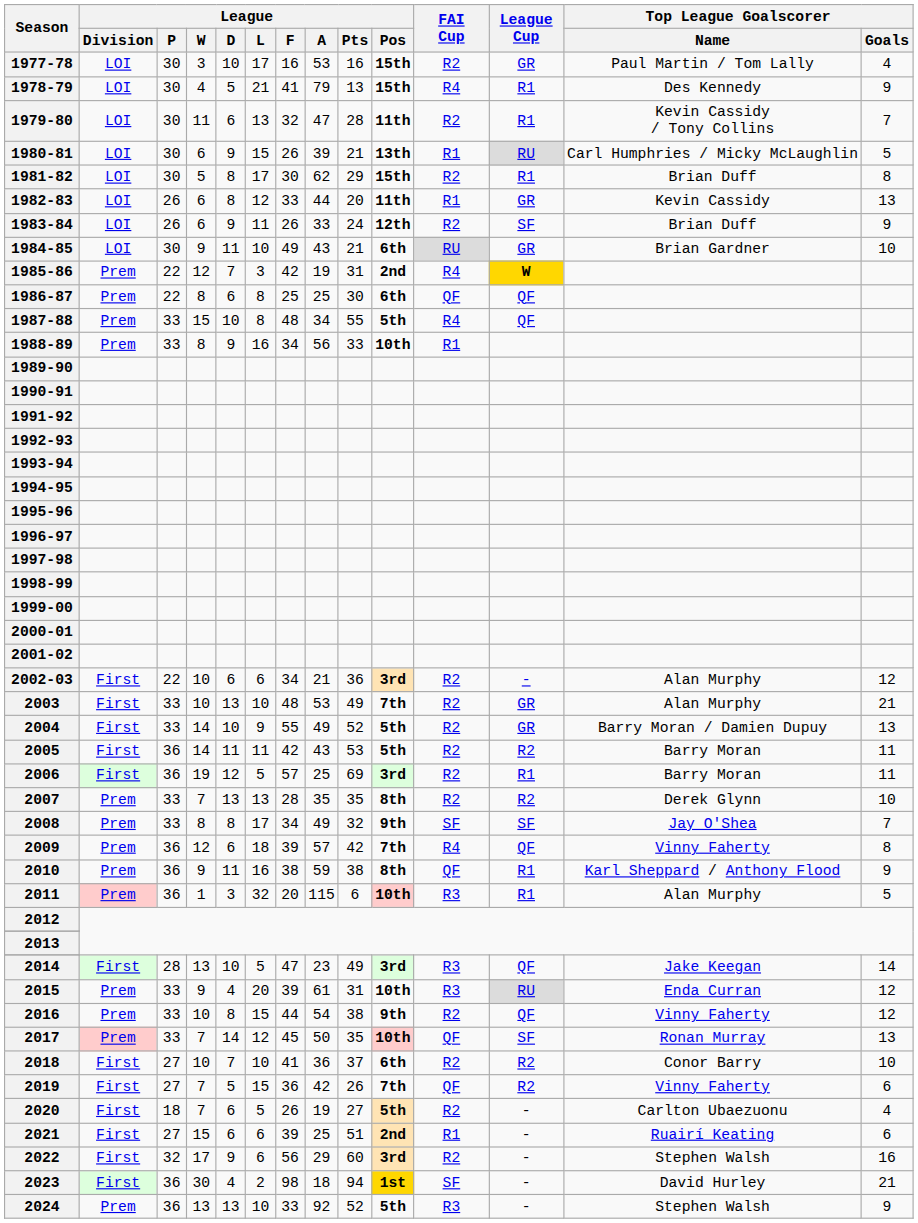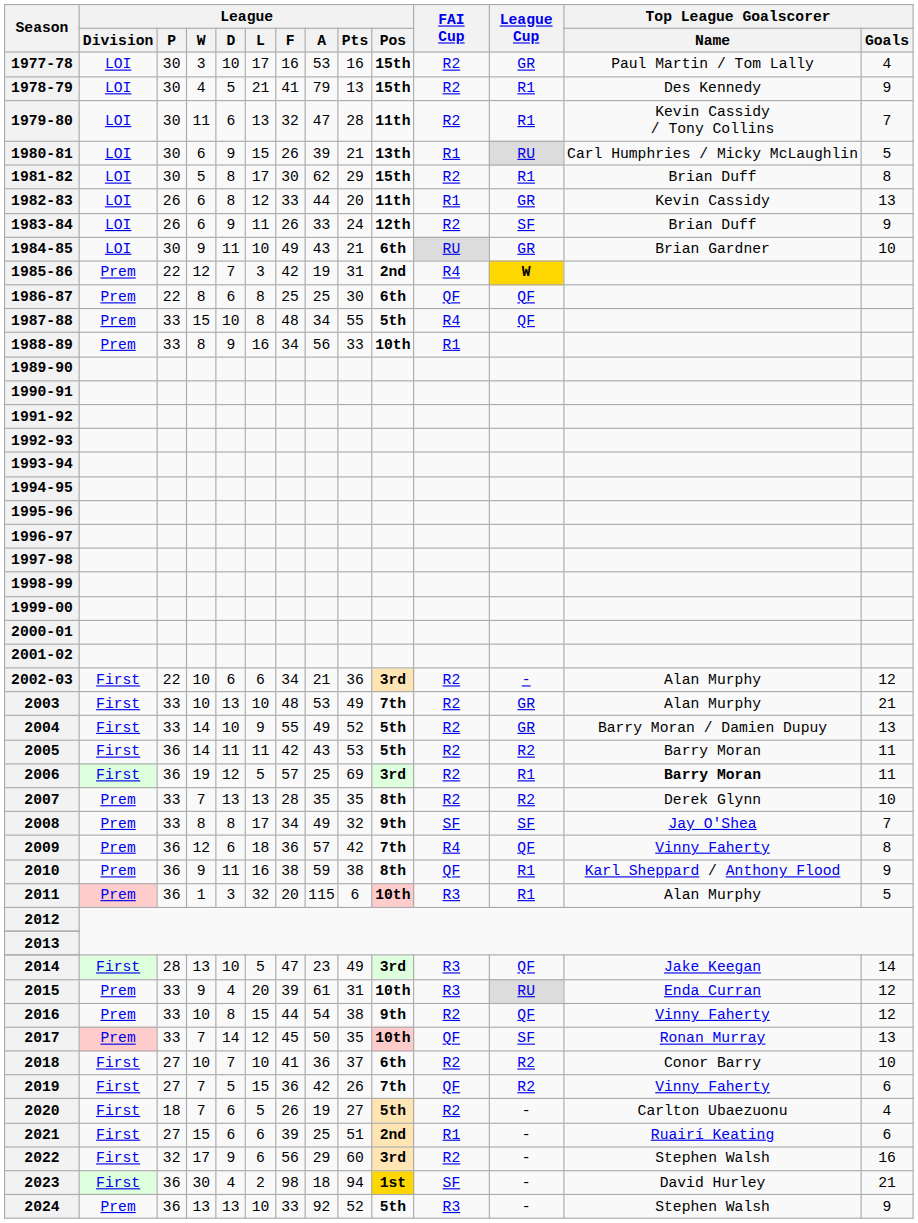(451, 88) R4 -> (451, 88) R2
(713, 776) normal -> (713, 776) bold
(290, 848) 39 -> (290, 848) 36
